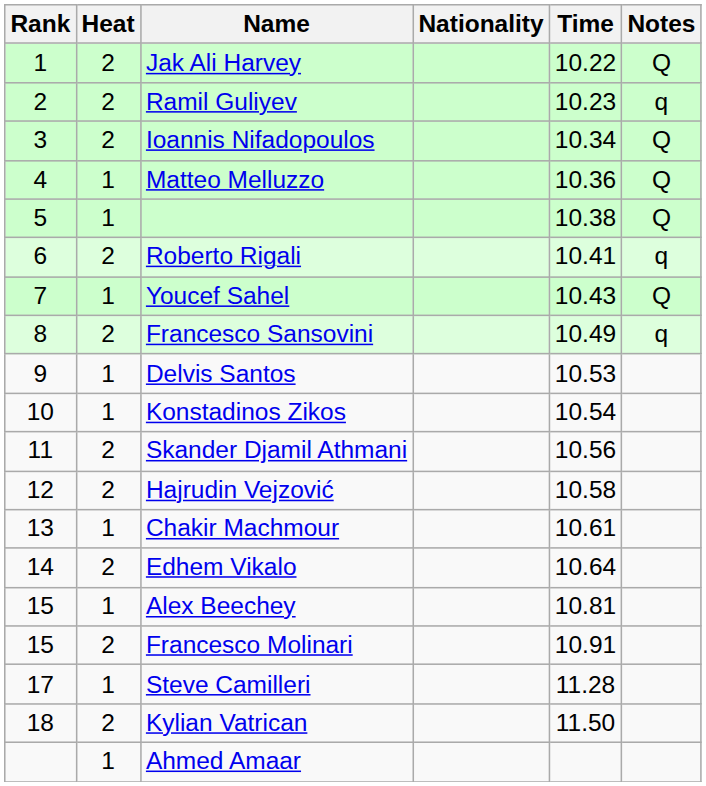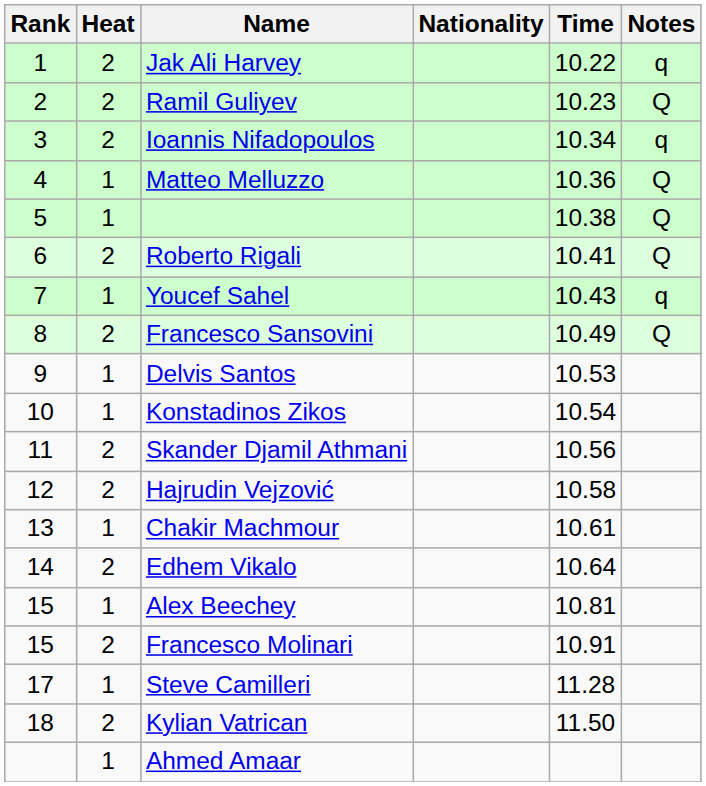(661, 62) Q -> (661, 62) q
(661, 101) q -> (661, 101) Q
(661, 140) Q -> (661, 140) q
(661, 256) q -> (661, 256) Q
(661, 295) Q -> (661, 295) q
(661, 334) q -> (661, 334) Q
